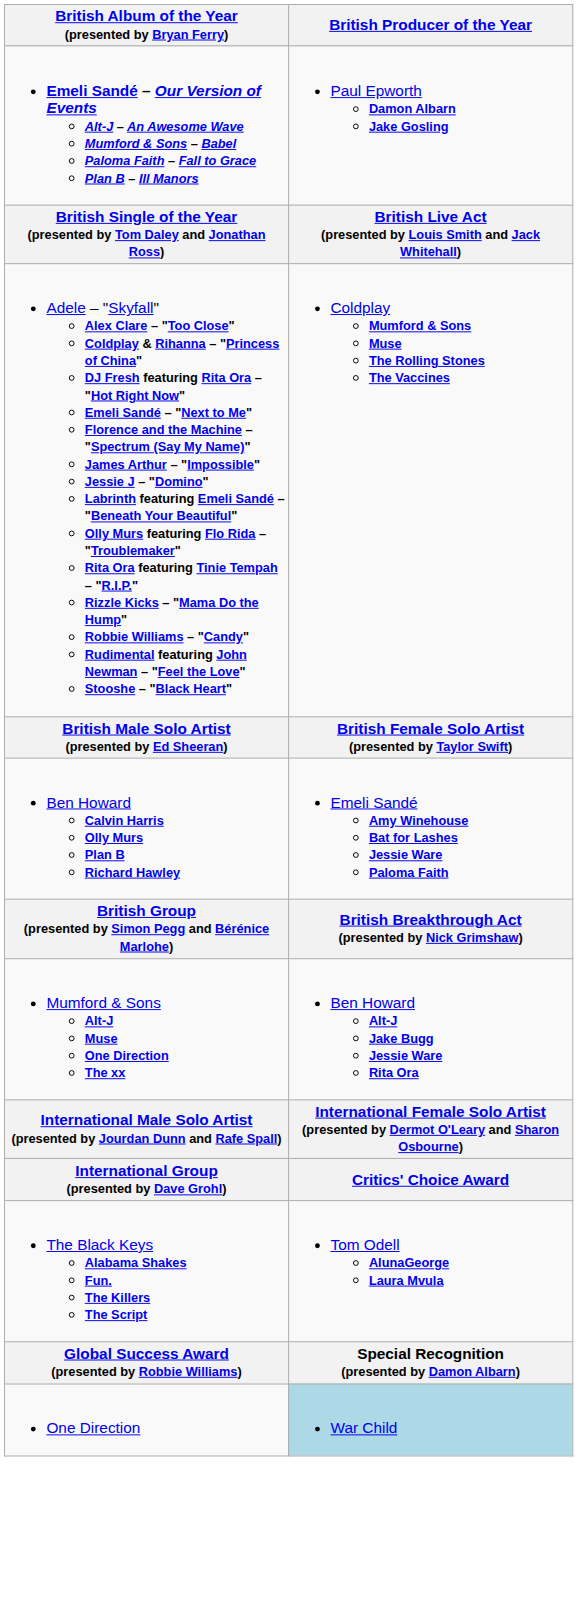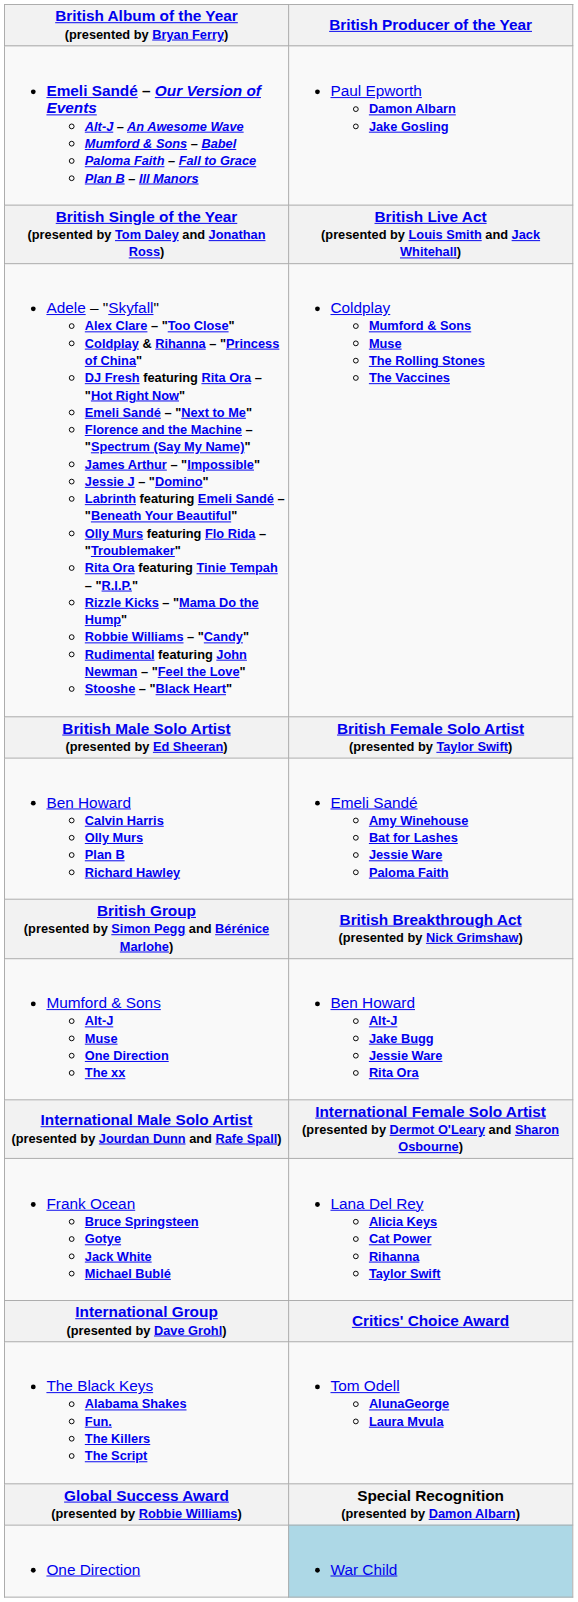+ row: (147, 1238)
